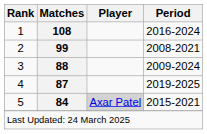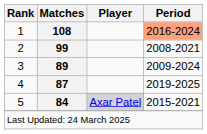(173, 31) no background -> (173, 31) lightsalmon background
(62, 66) 88 -> (62, 66) 89
